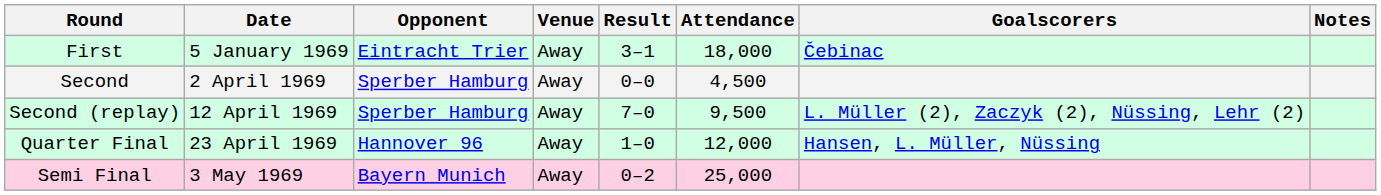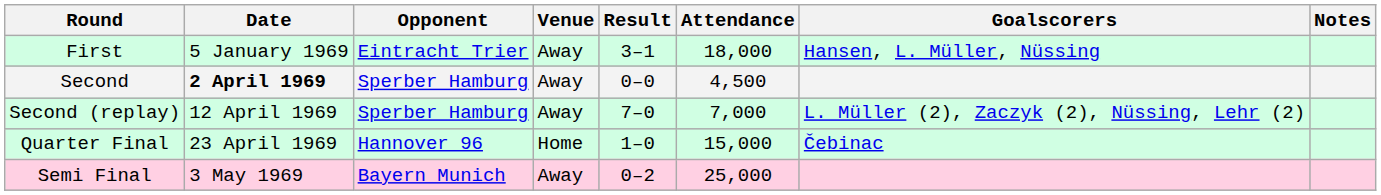(844, 51) Čebinac -> (952, 51) Hansen, L. Müller, Nüssing
(257, 82) normal -> (257, 82) bold
(738, 113) 9,500 -> (738, 113) 7,000
(560, 144) Away -> (560, 144) Home
(738, 144) 12,000 -> (738, 144) 15,000
(952, 144) Hansen, L. Müller, Nüssing -> (844, 144) Čebinac
